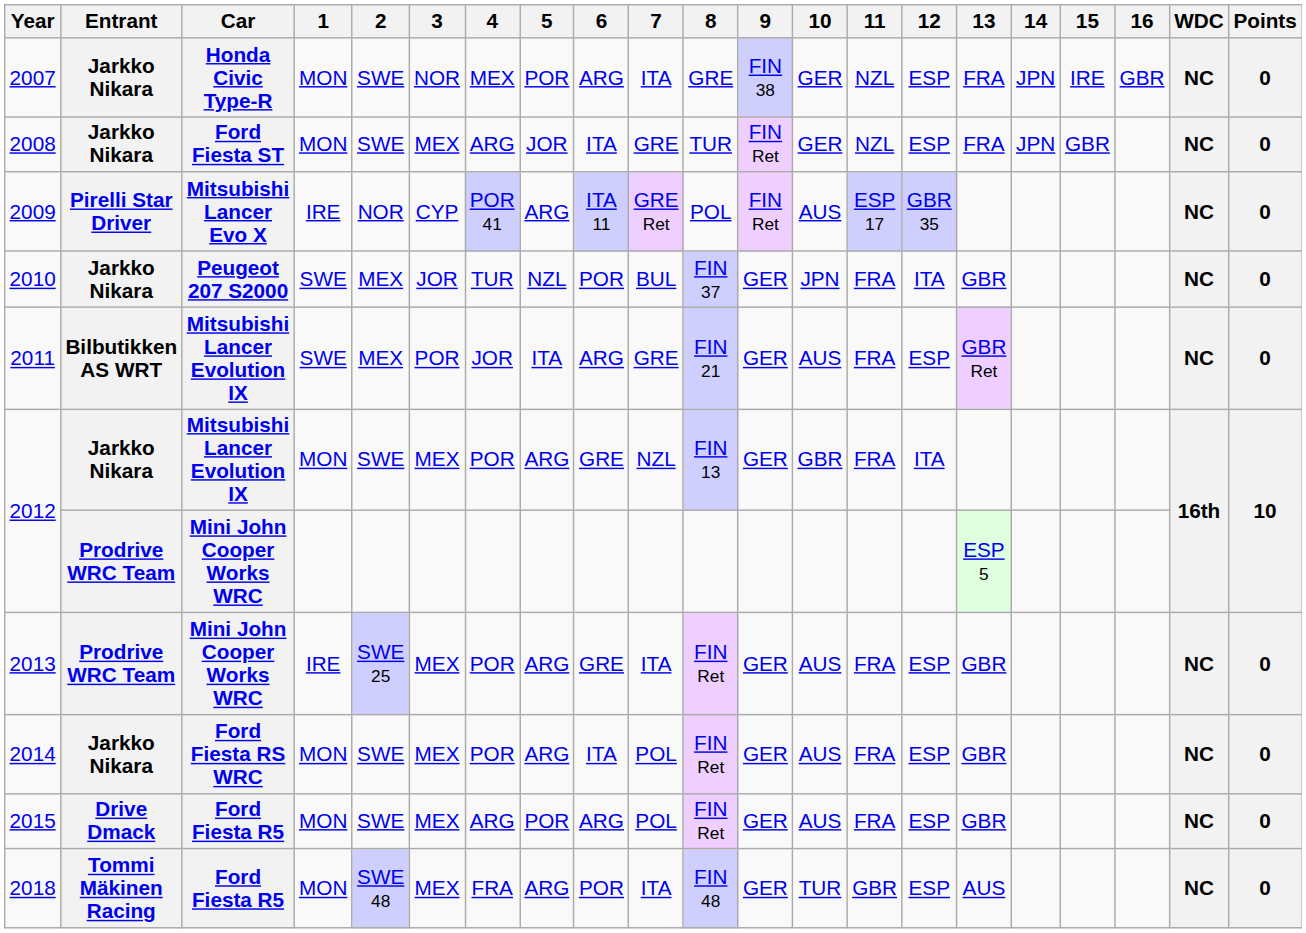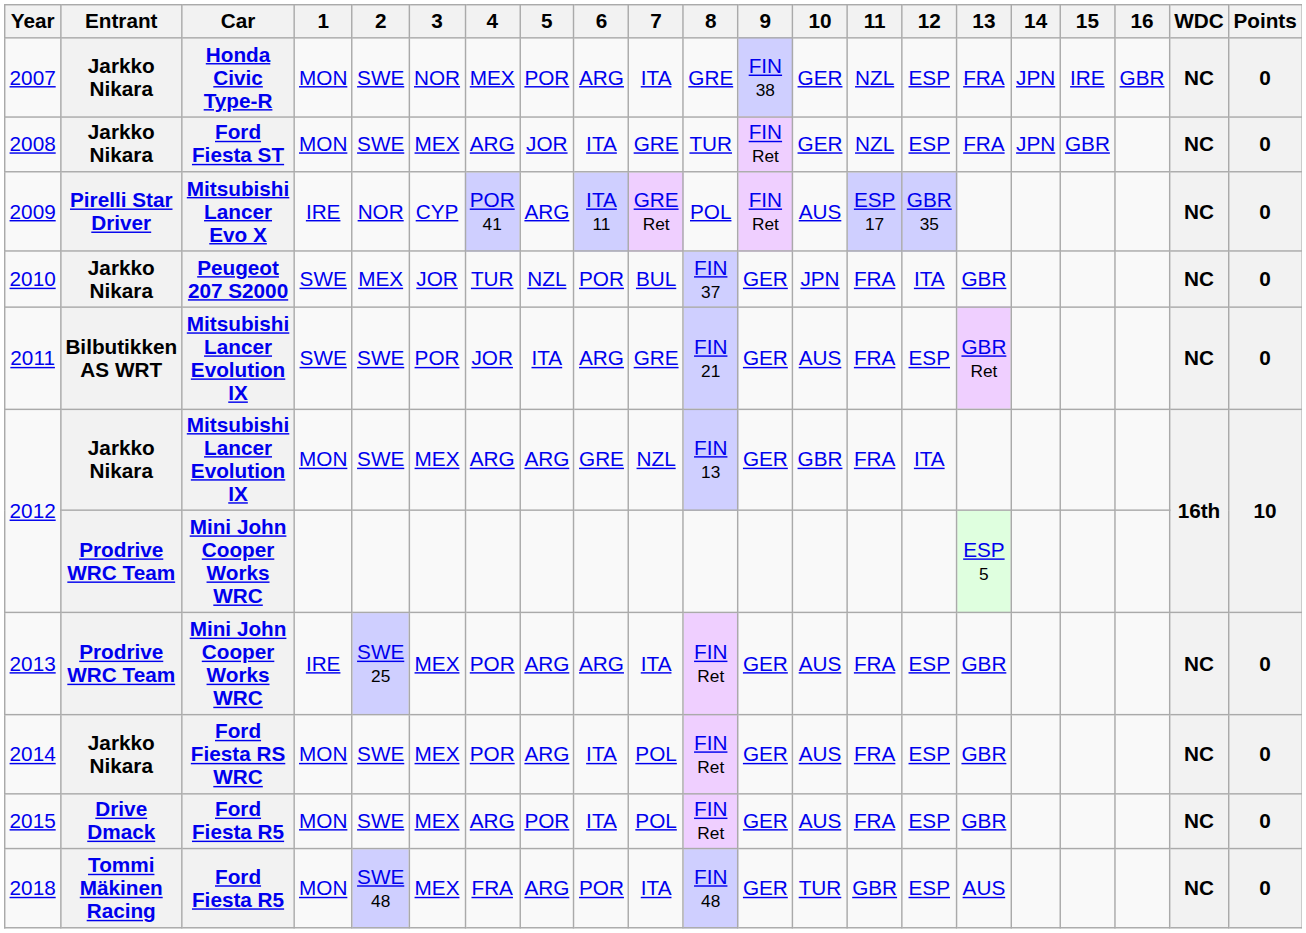(381, 358) MEX -> (381, 358) SWE
(492, 460) POR -> (492, 460) ARG
(601, 664) GRE -> (601, 664) ARG
(601, 821) ARG -> (601, 821) ITA
